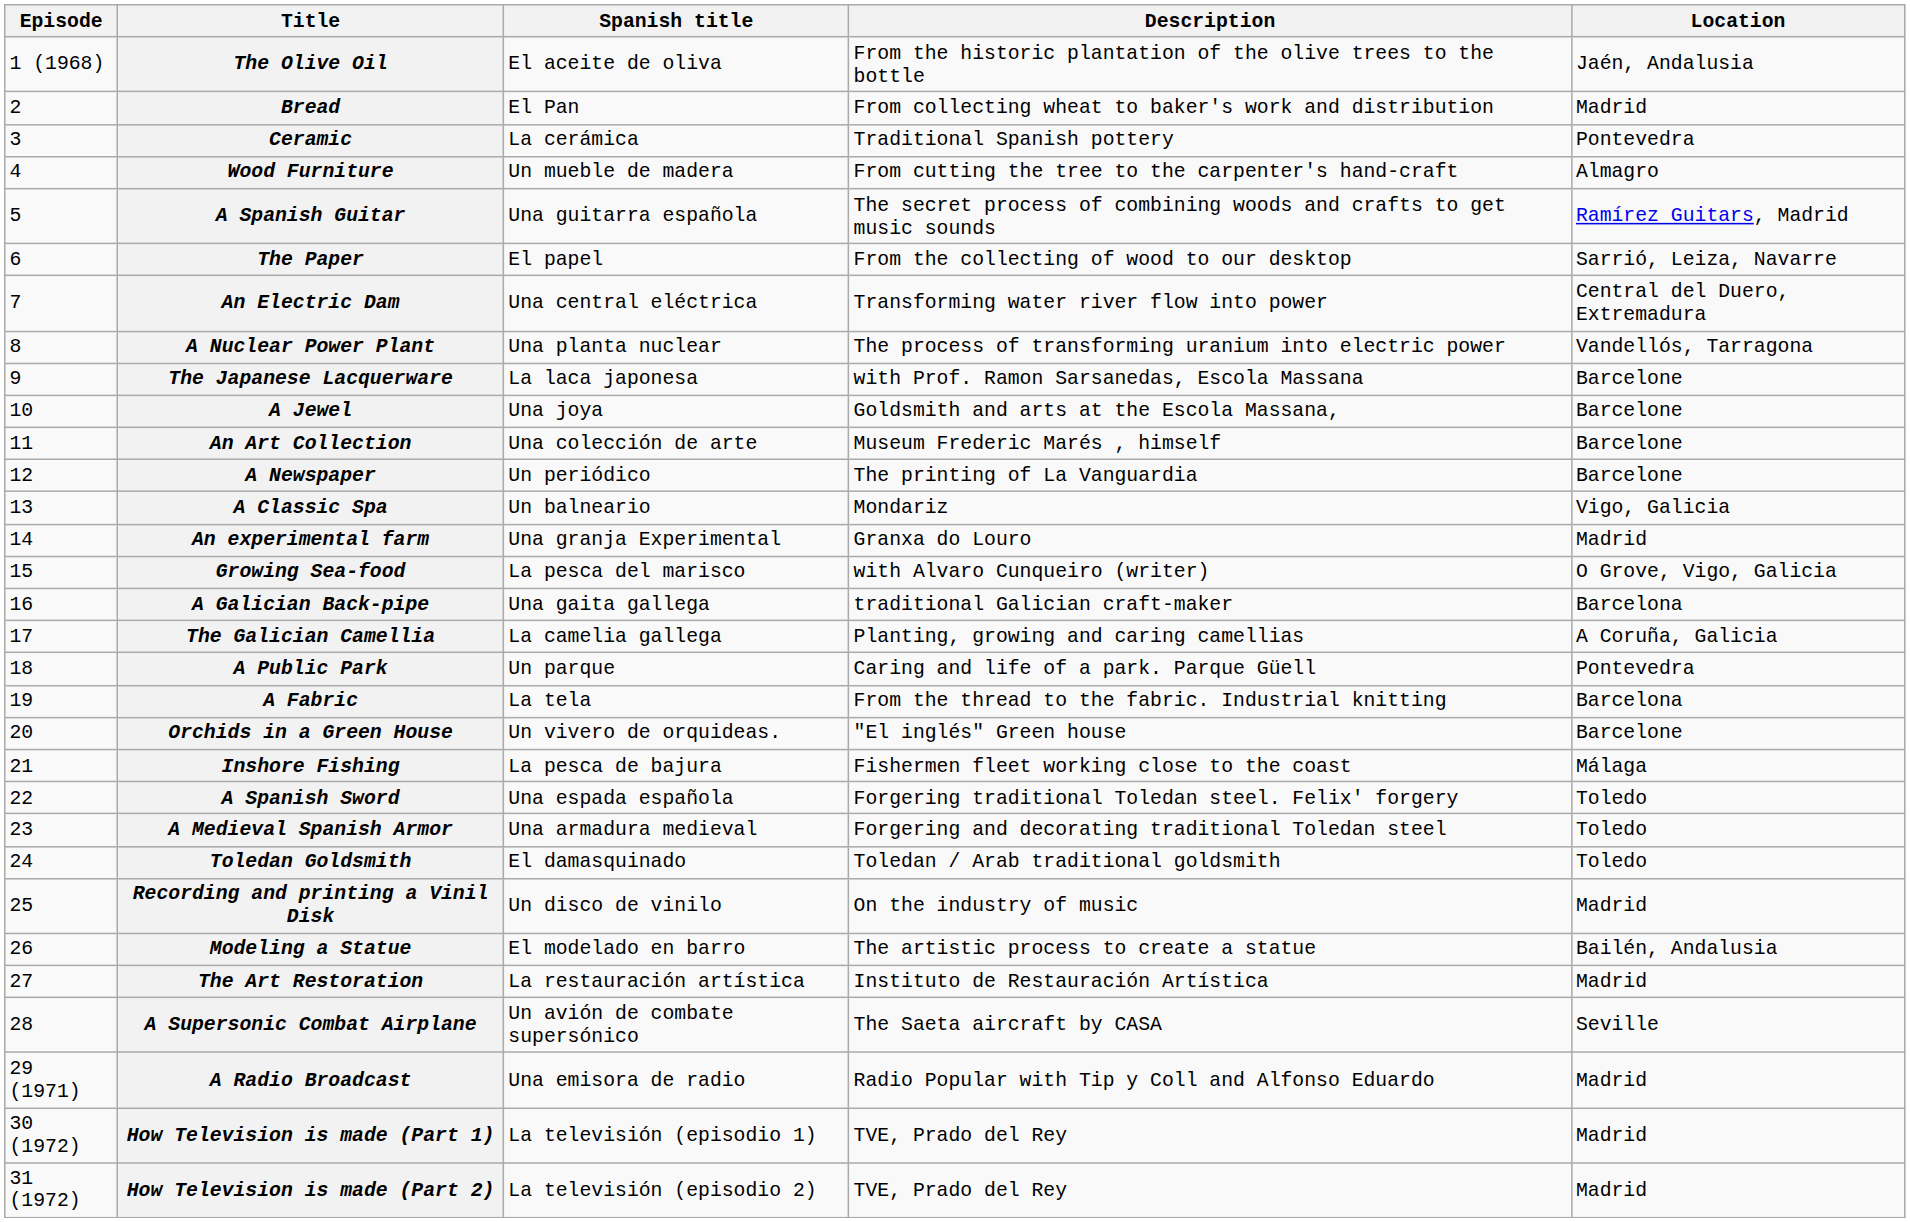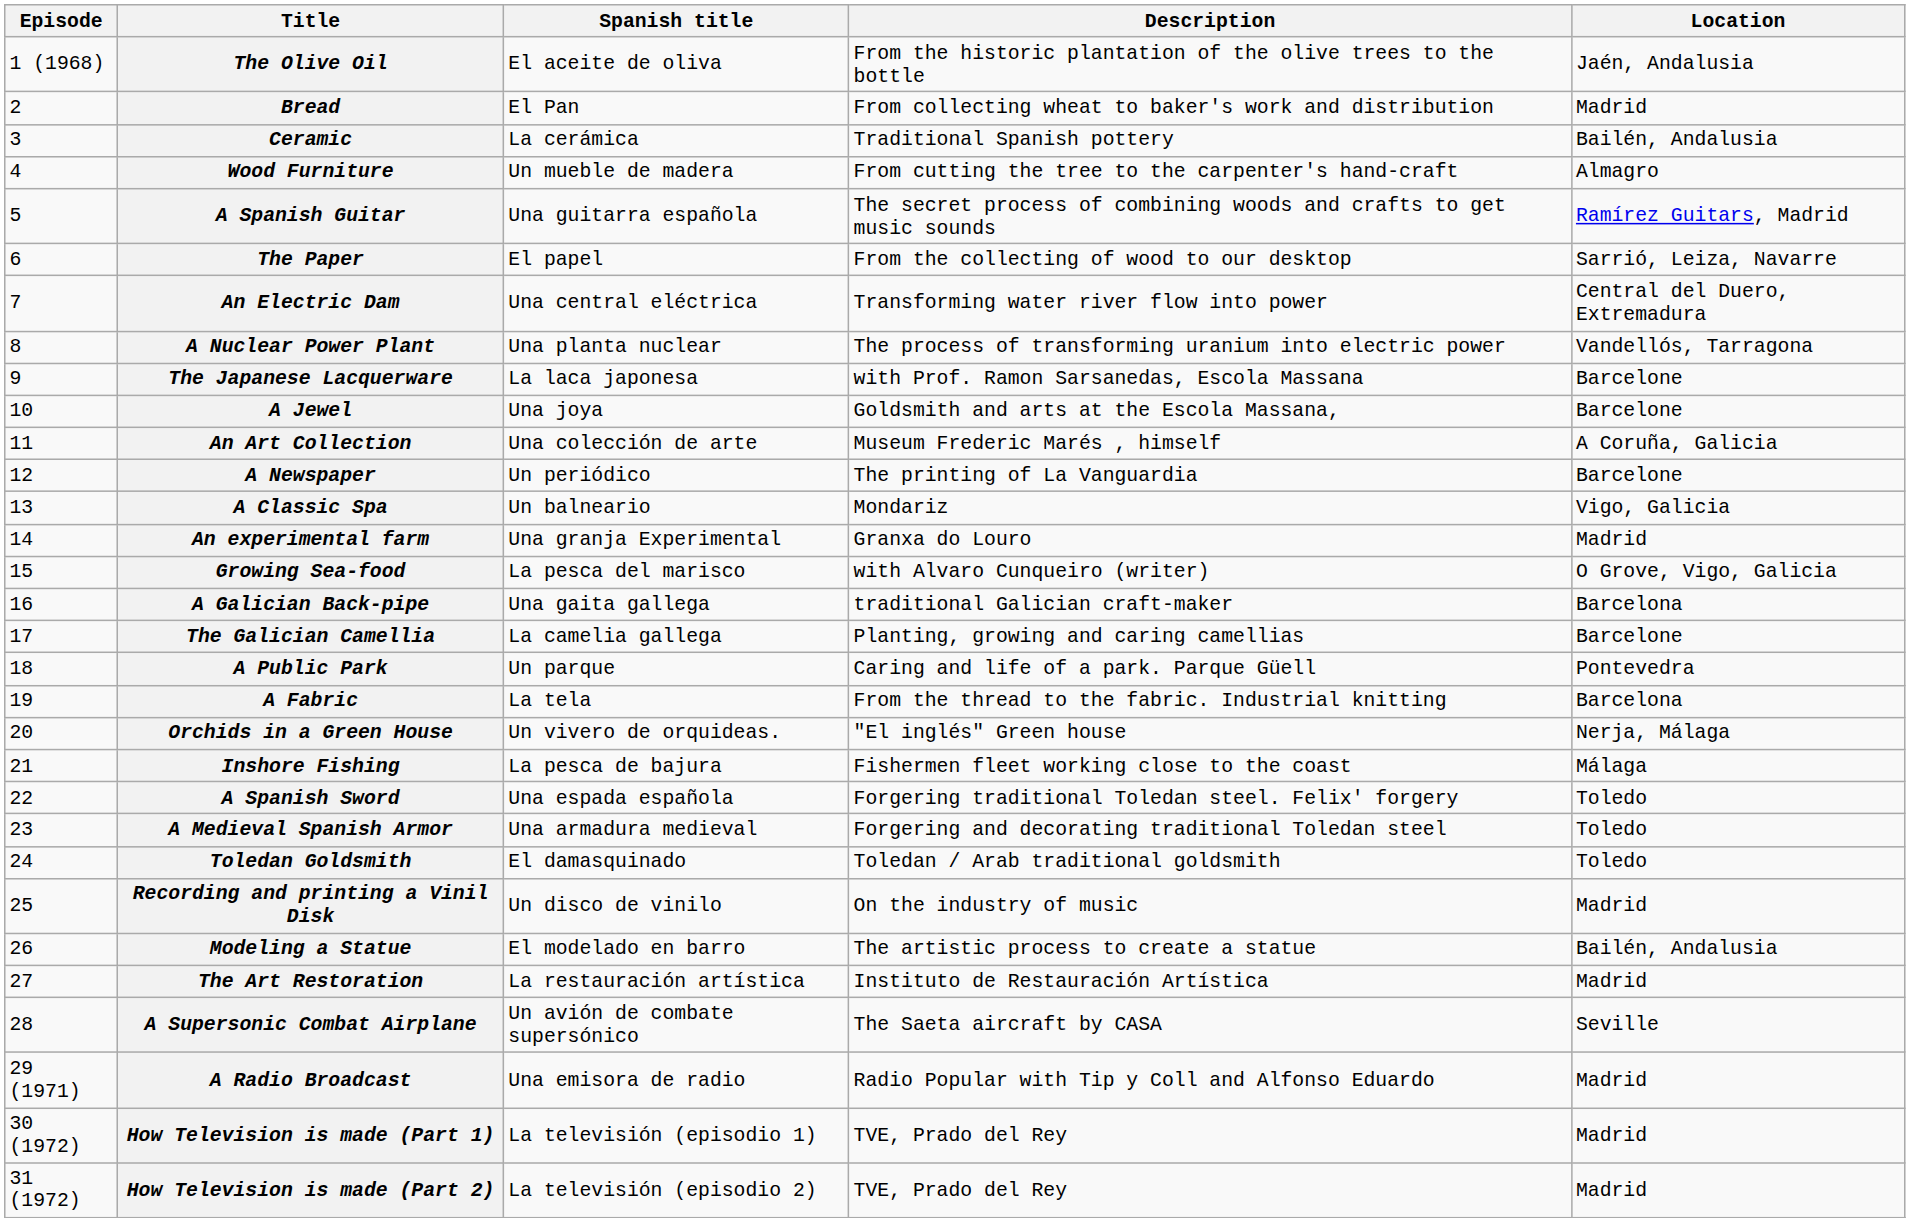(1635, 140) Pontevedra -> (1677, 140) Bailén, Andalusia
(1629, 444) Barcelone -> (1677, 444) A Coruña, Galicia
(1677, 637) A Coruña, Galicia -> (1629, 637) Barcelone
(1629, 733) Barcelone -> (1653, 733) Nerja, Málaga
